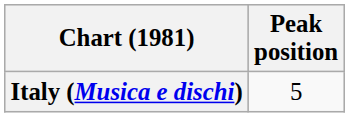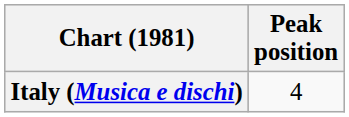(296, 91) 5 -> (296, 91) 4
